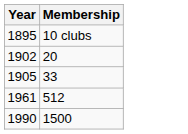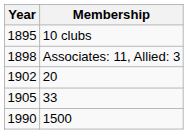+ row: (22, 56)
- row: (22, 98)
